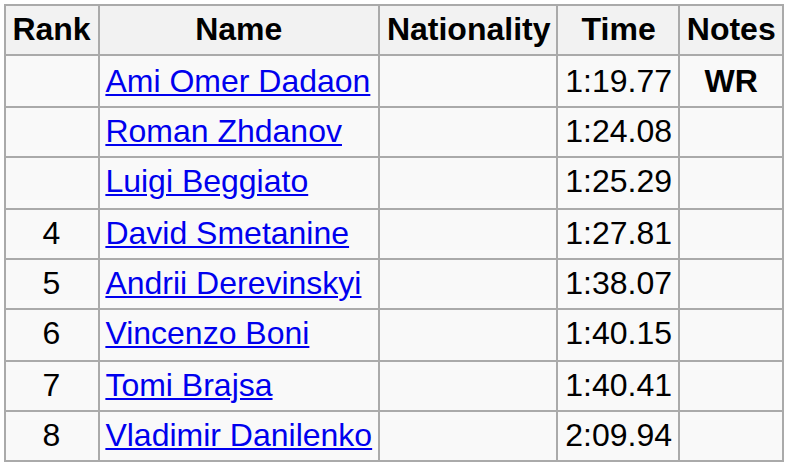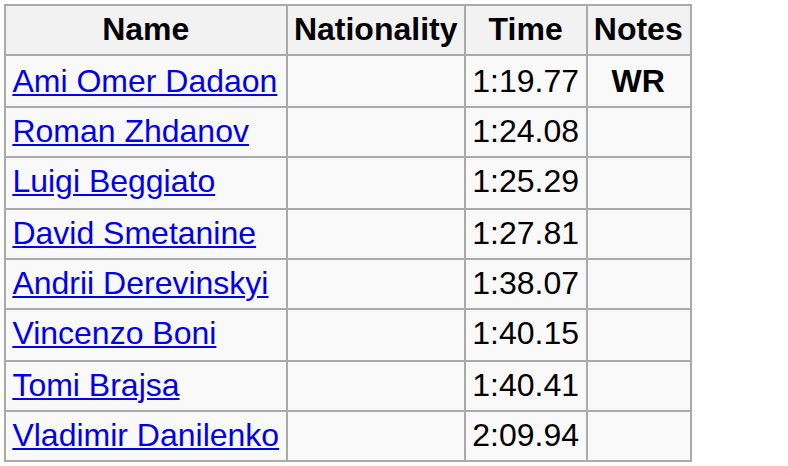- column: (52, 29)
